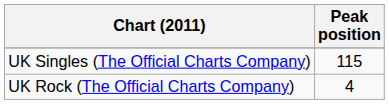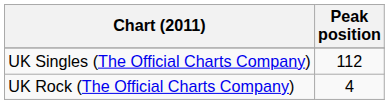(349, 61) 115 -> (349, 61) 112
